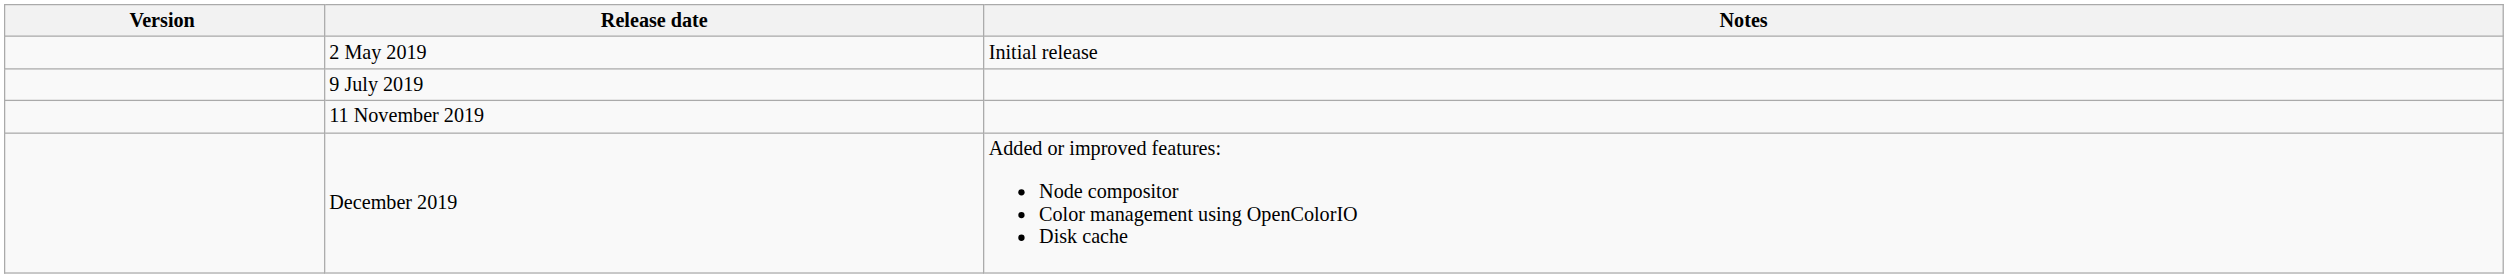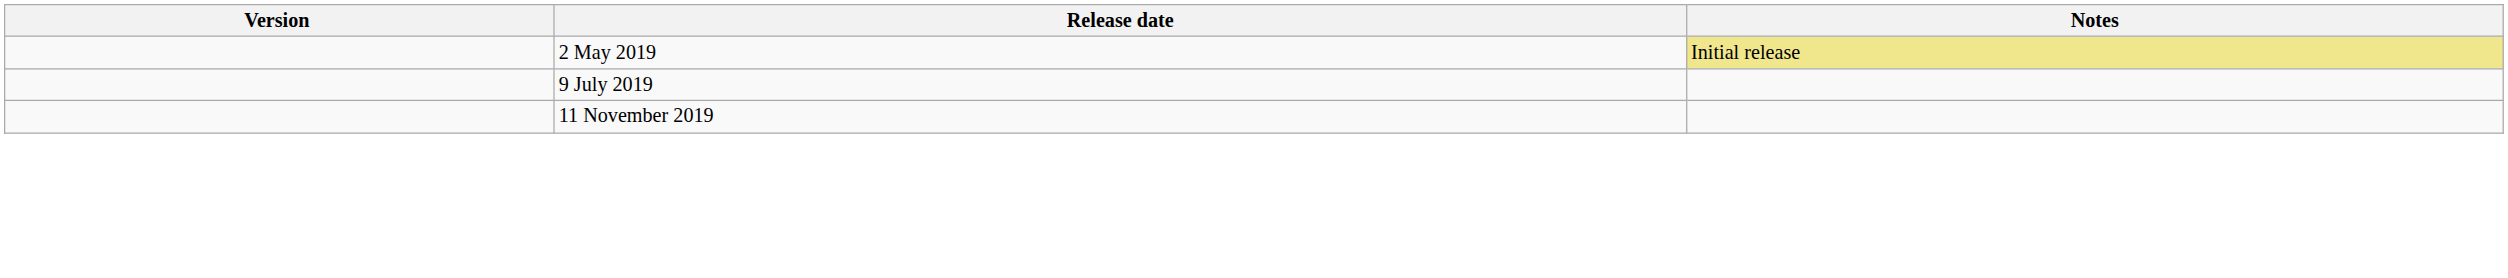(1043, 52) no background -> (1746, 52) khaki background
- row: (393, 202)
